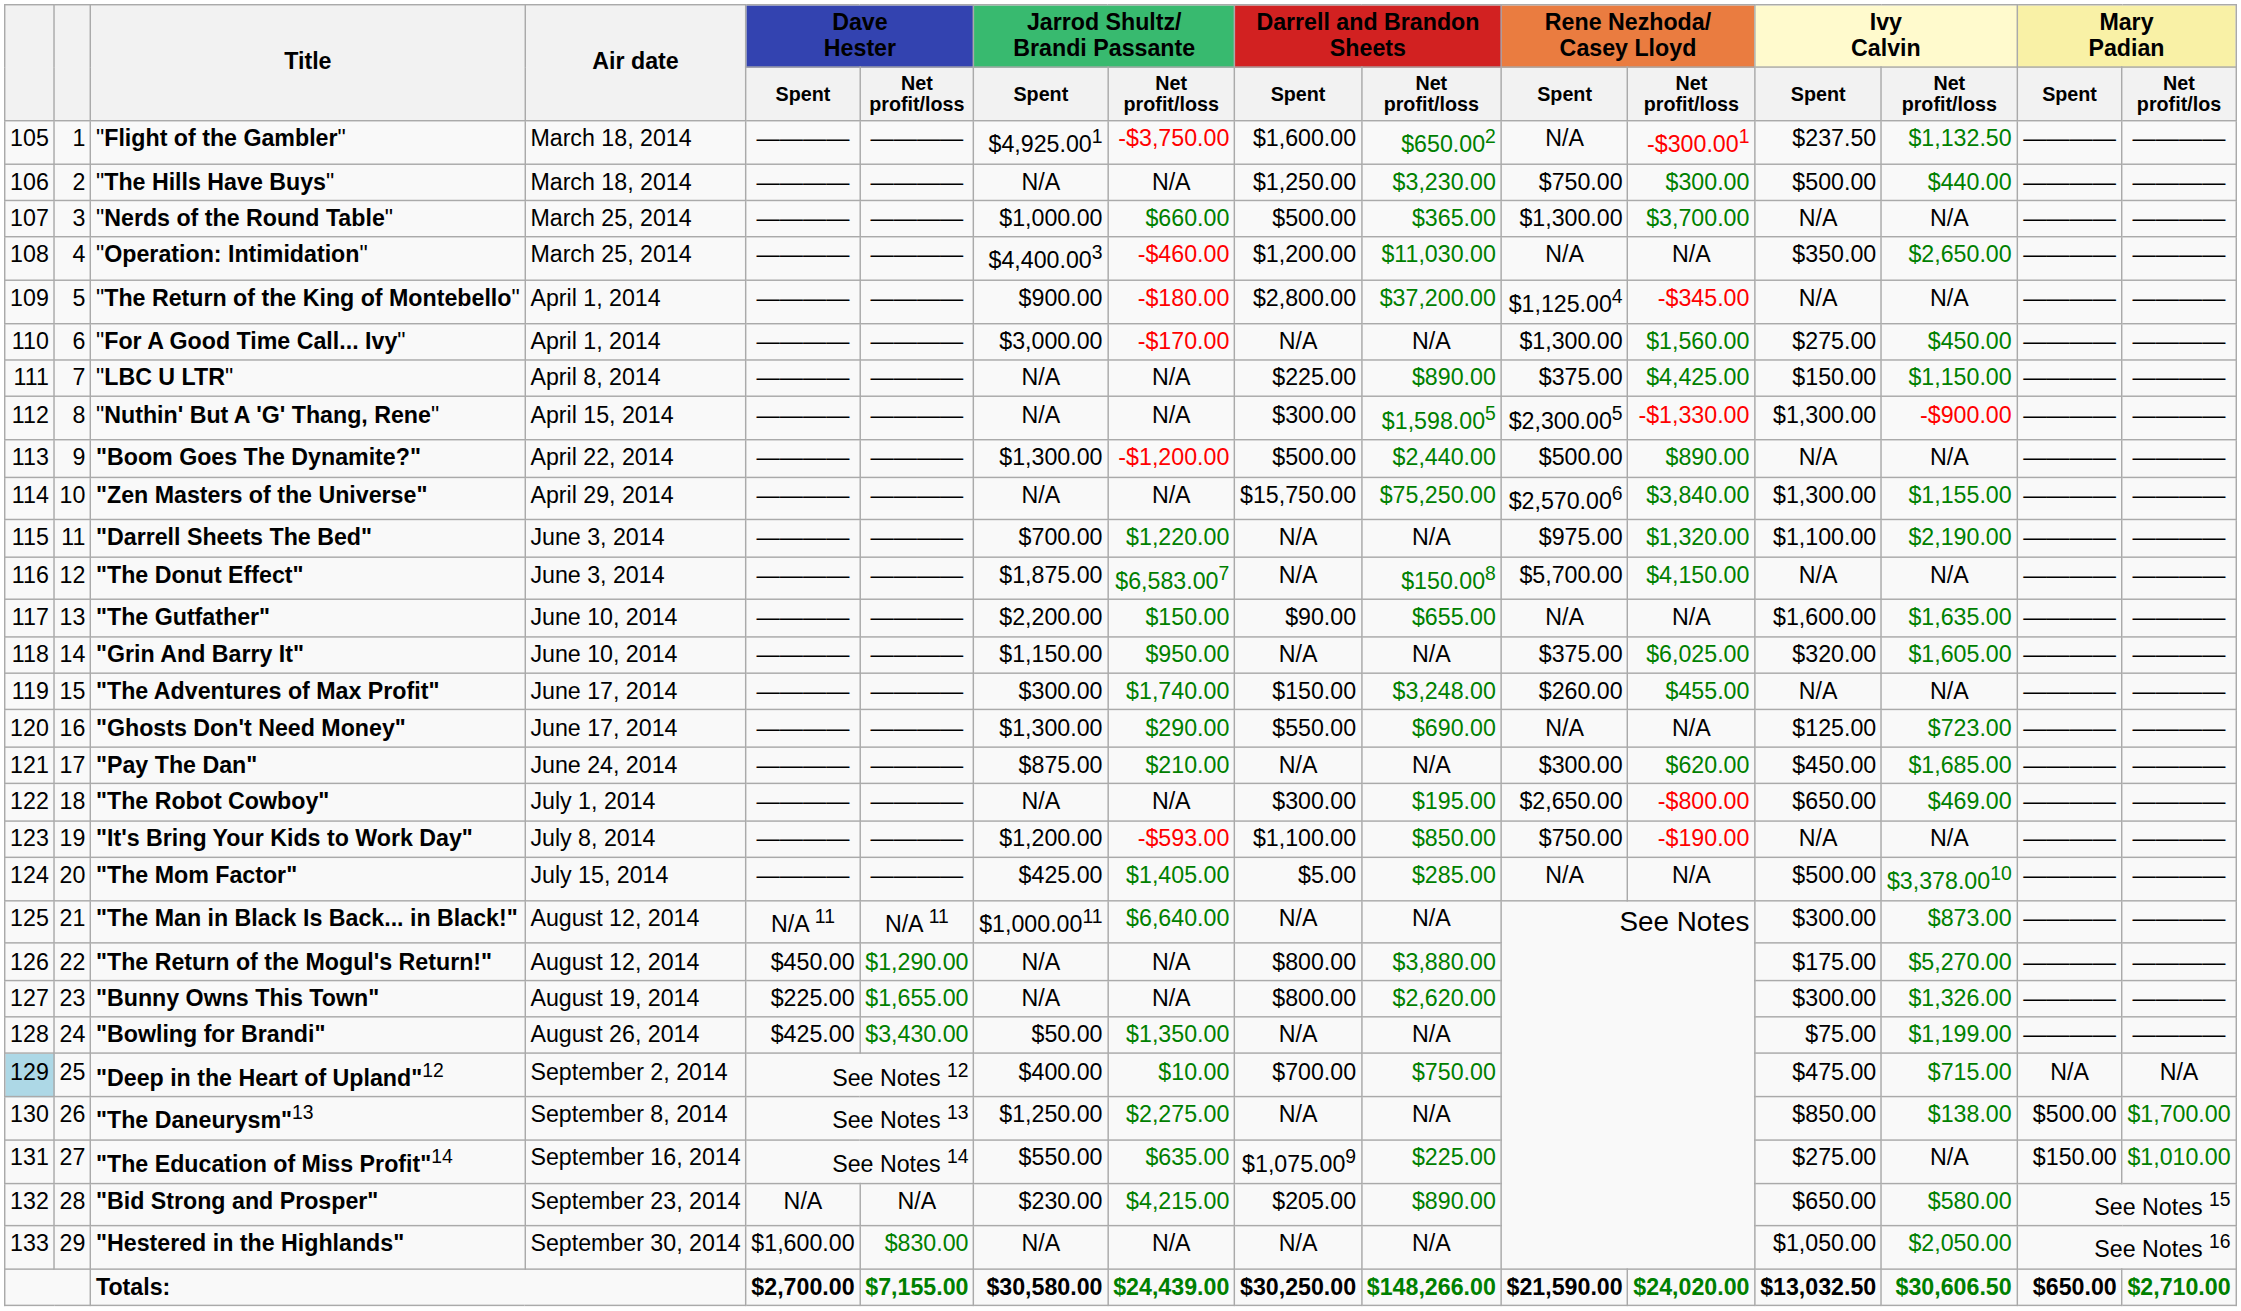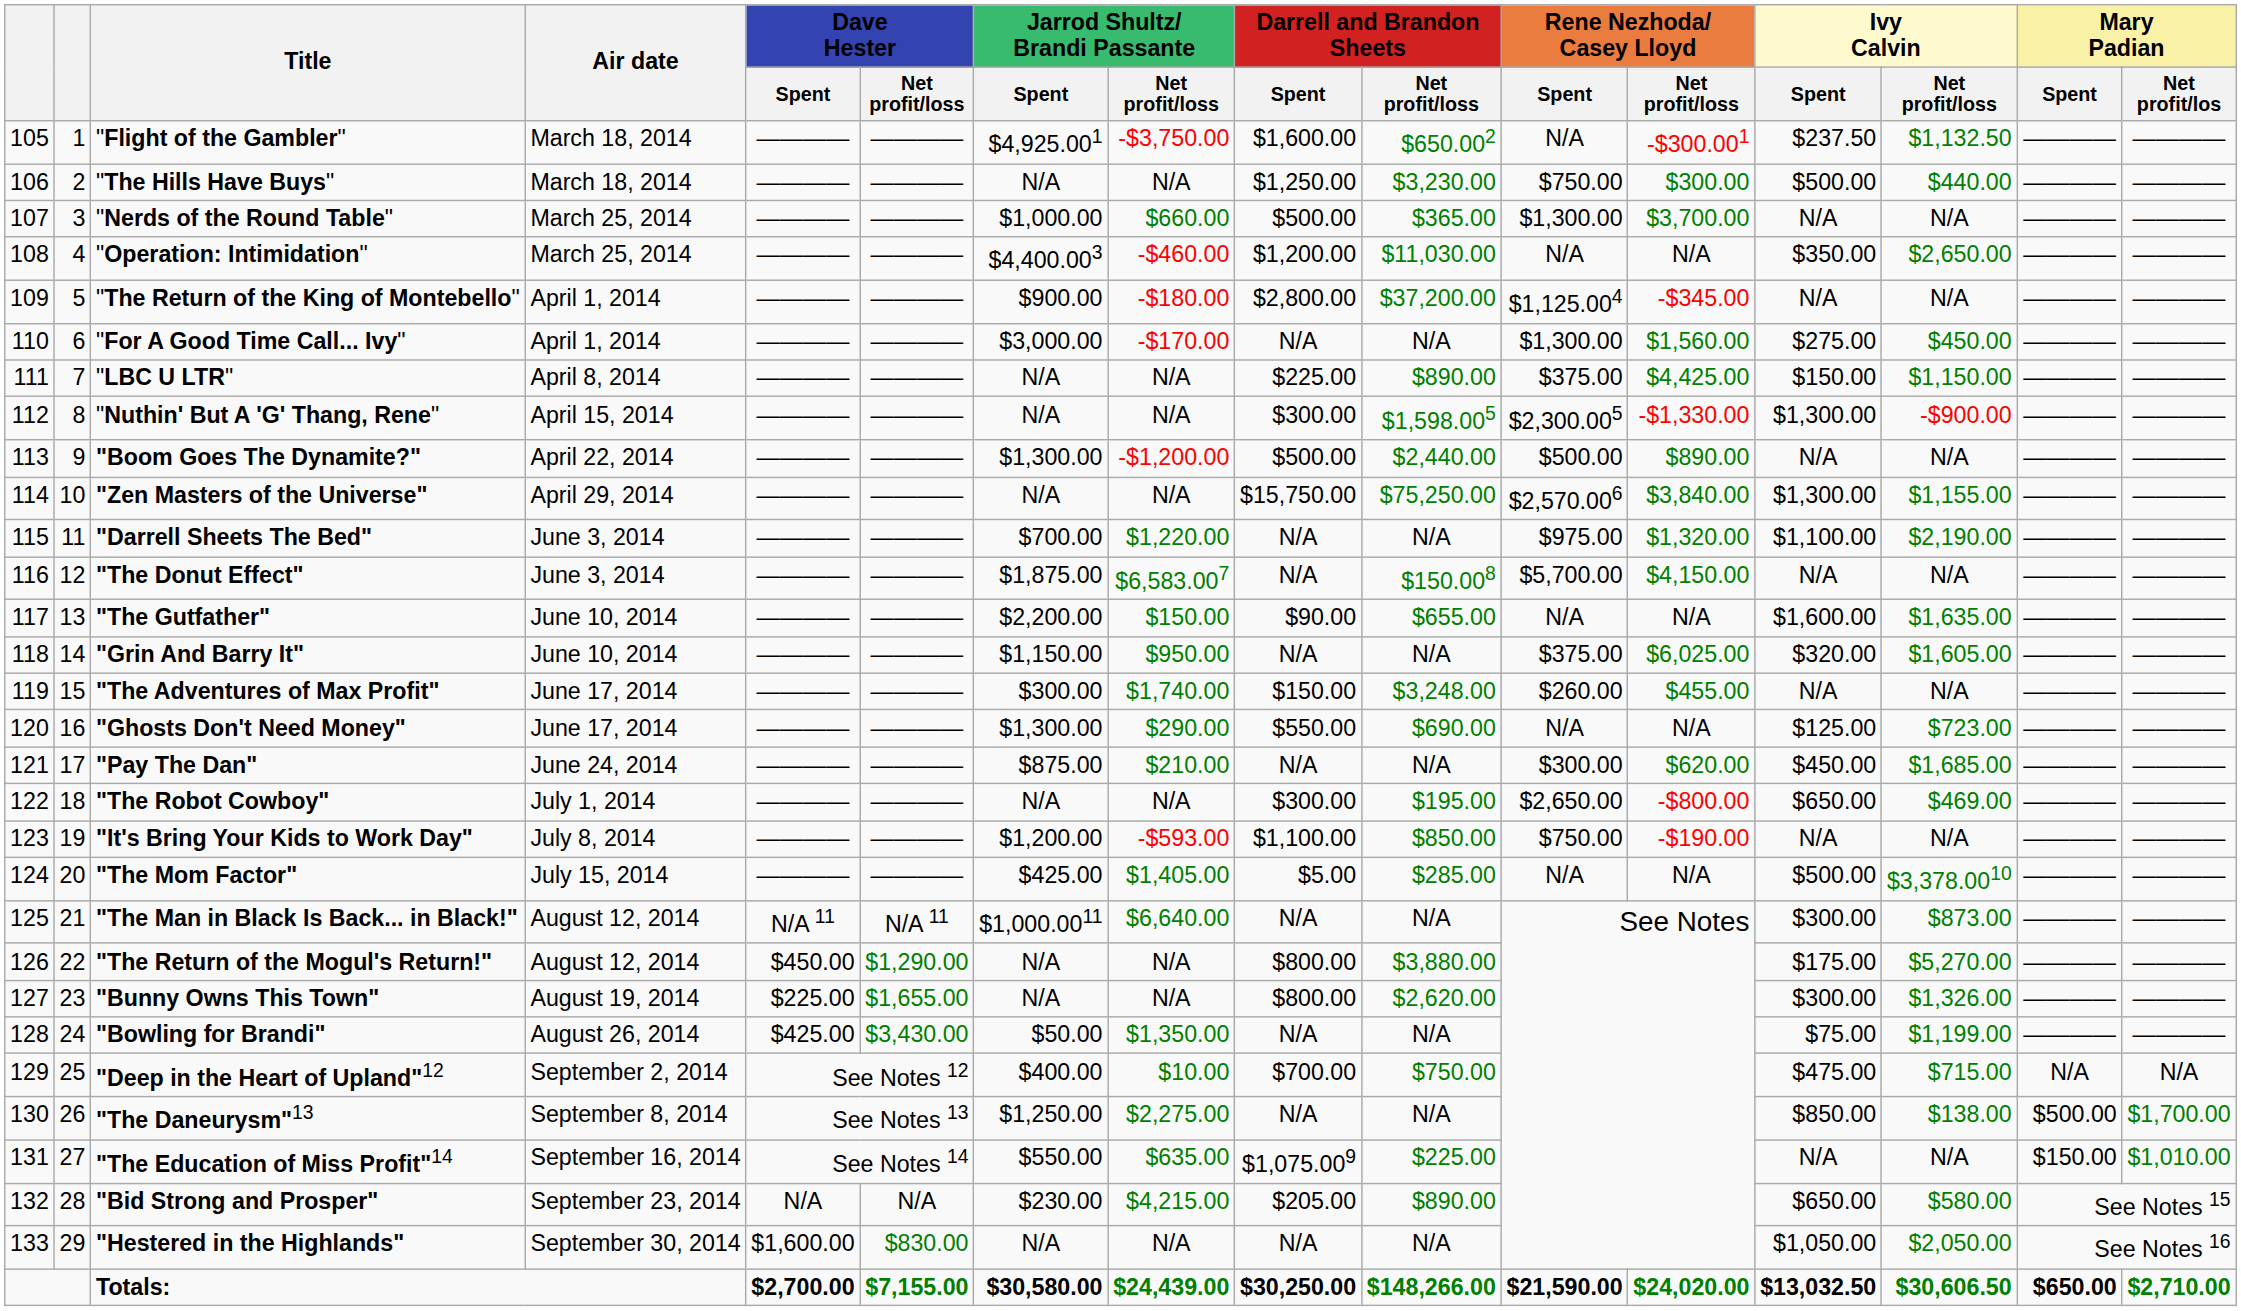(29, 1071) lightblue background -> (29, 1071) no background
(1834, 1158) $275.00 -> (1818, 1158) N/A
